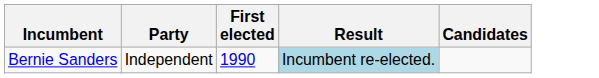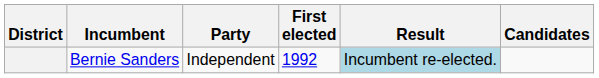+ column: (35, 34)
(238, 60) 1990 -> (300, 60) 1992
